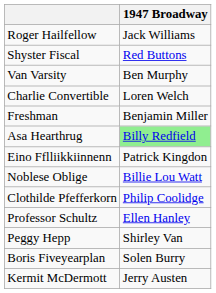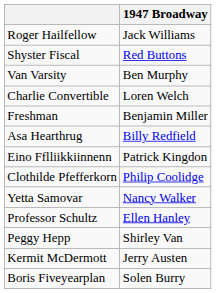(159, 136) lightgreen background -> (159, 136) no background
- row: (47, 177)
+ row: (45, 197)
rows swapped: (57, 278) <-> (56, 258)
